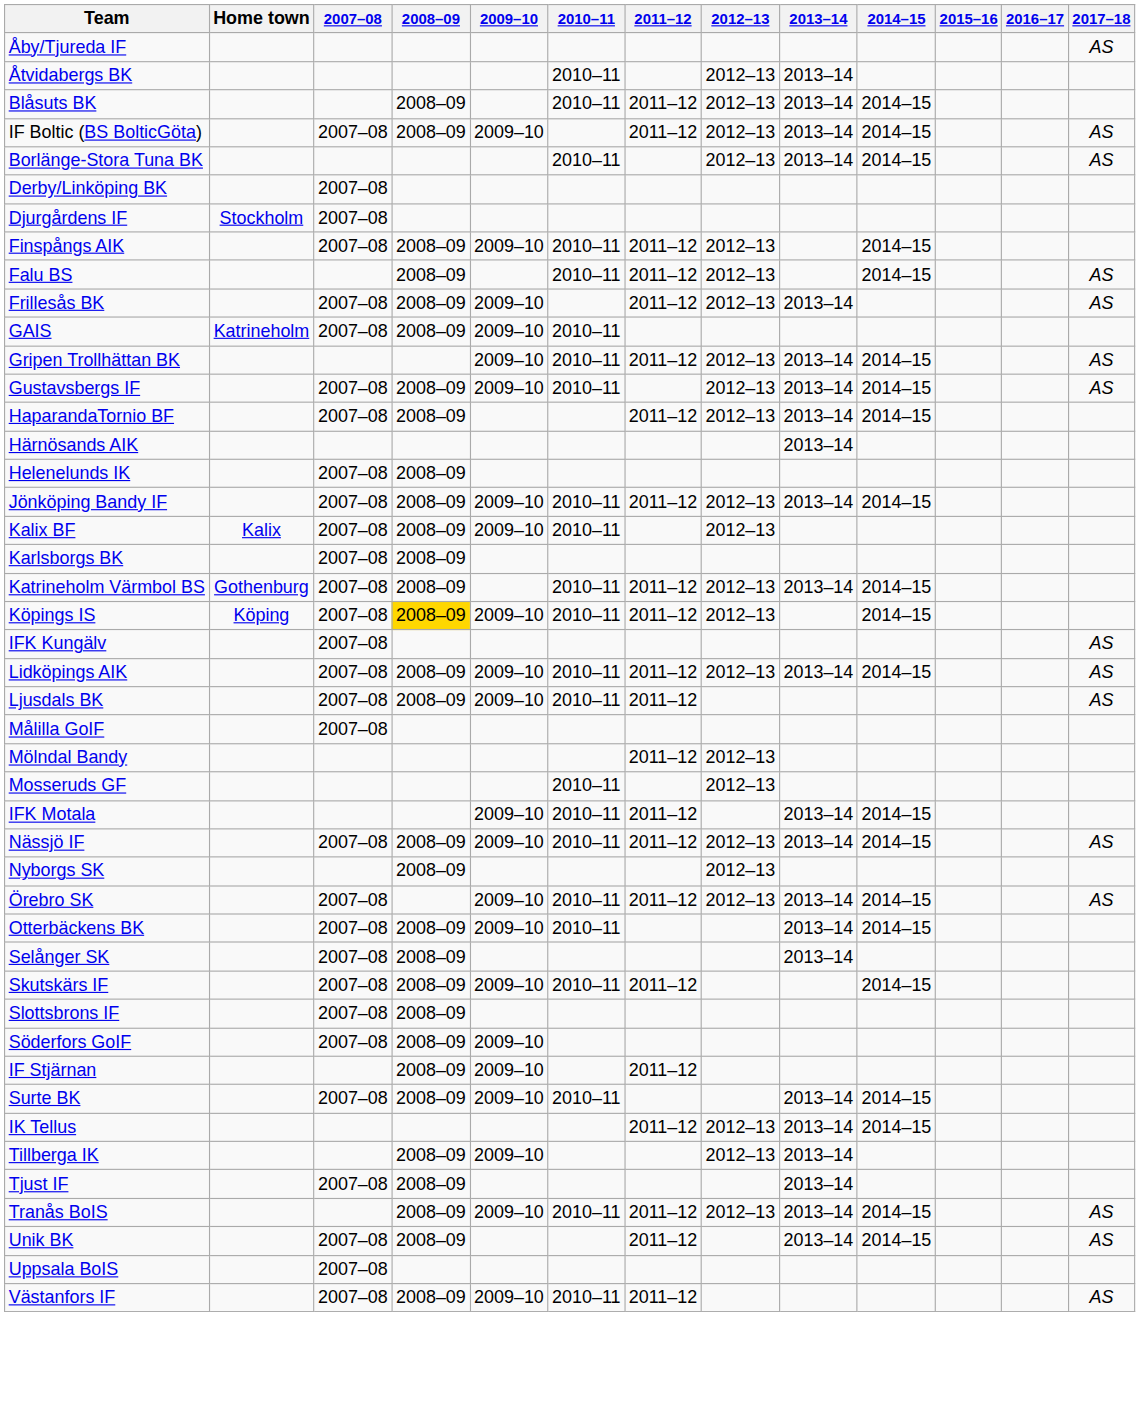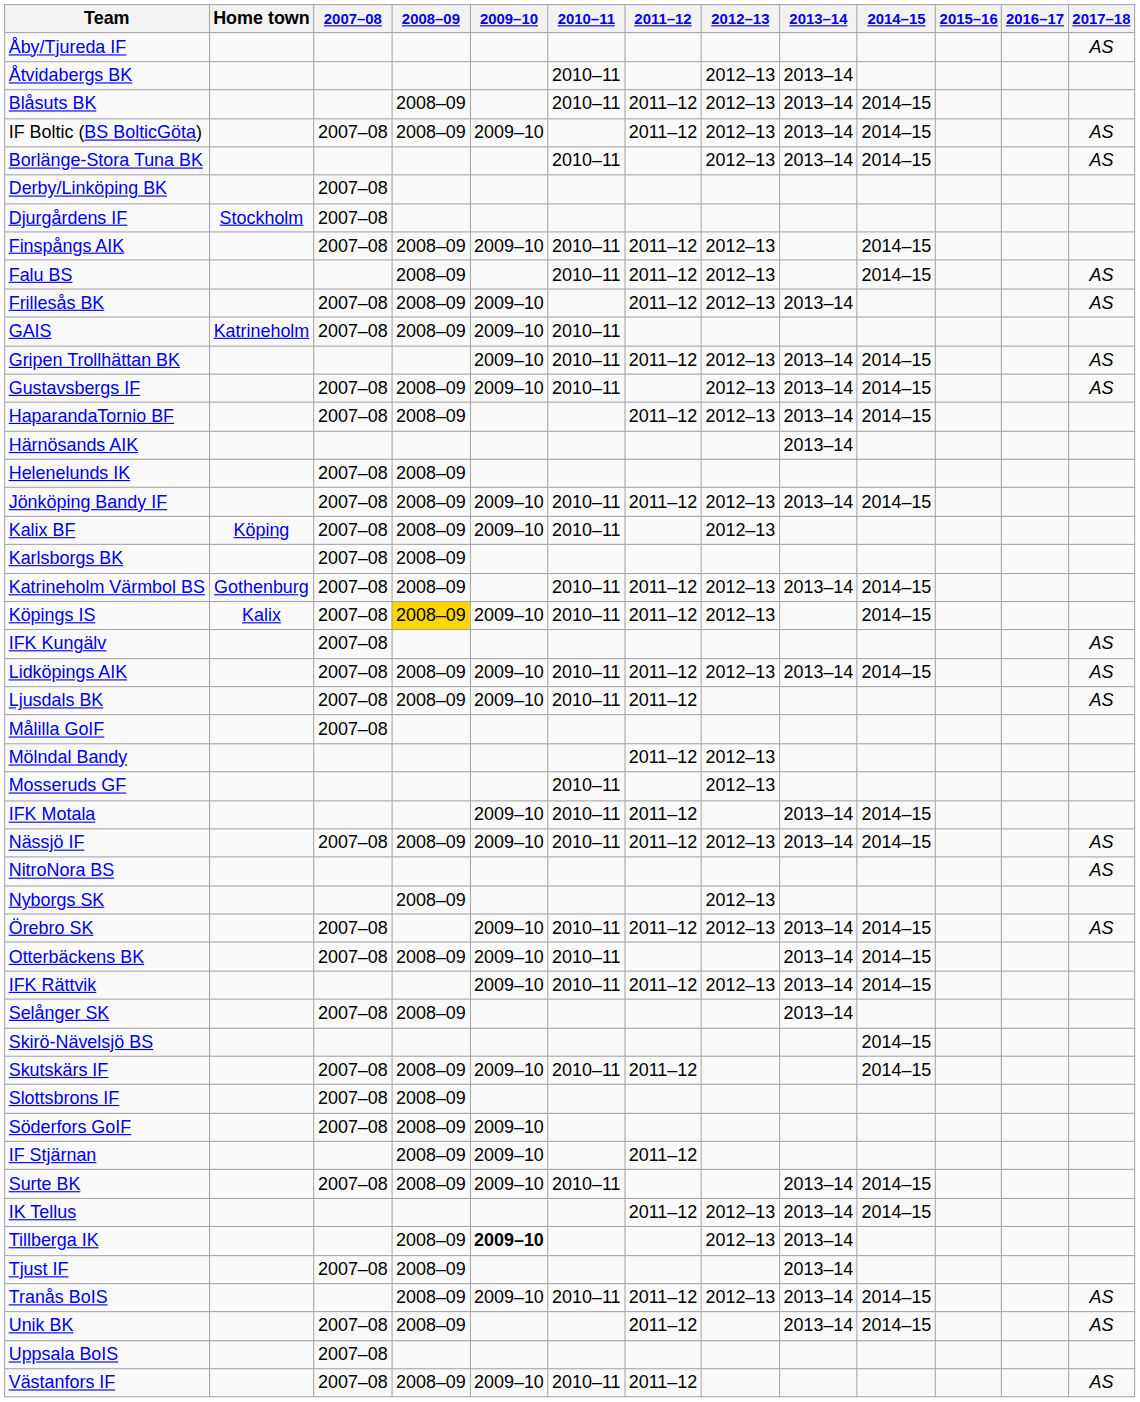(261, 530) Kalix -> (261, 530) Köping
(261, 615) Köping -> (261, 615) Kalix
+ row: (61, 871)
+ row: (53, 984)
+ row: (81, 1041)
(509, 1155) normal -> (509, 1240) bold
